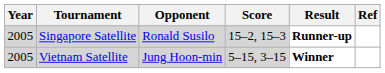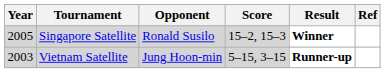(322, 36) Runner-up -> (313, 36) Winner
(20, 57) 2005 -> (20, 57) 2003
(313, 57) Winner -> (322, 57) Runner-up
